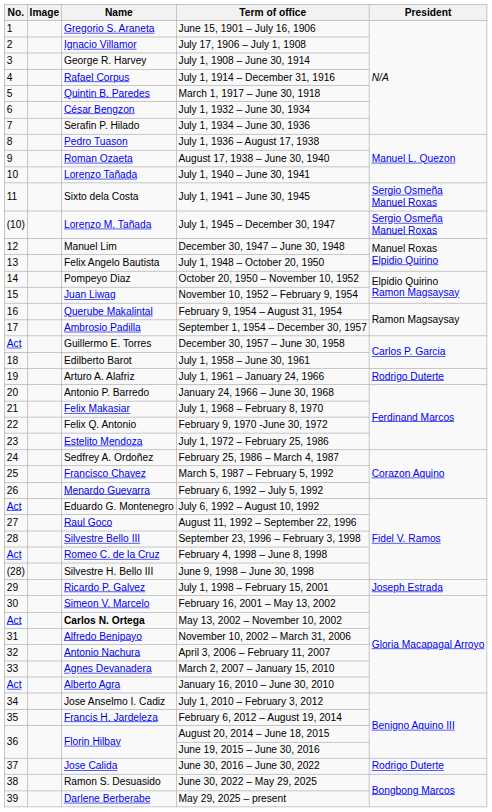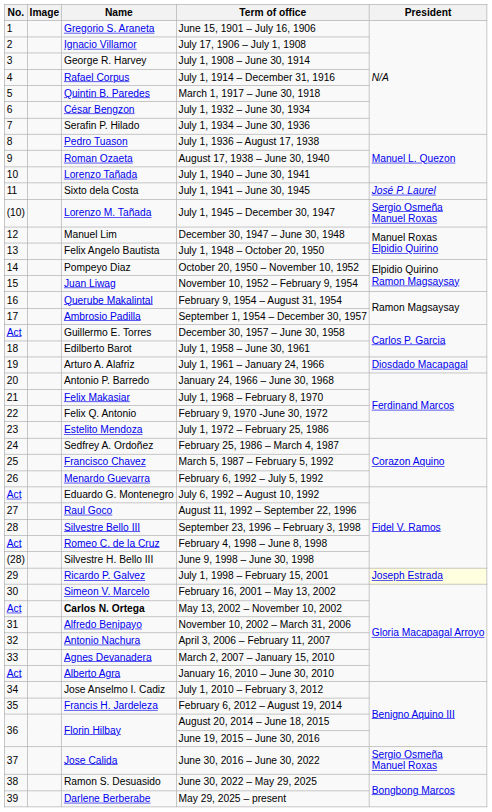(407, 197) Sergio Osmeña Manuel Roxas -> (404, 191) José P. Laurel
(408, 376) Rodrigo Duterte -> (420, 365) Diosdado Macapagal
(407, 587) no background -> (407, 576) lightyellow background
(408, 766) Rodrigo Duterte -> (407, 760) Sergio Osmeña Manuel Roxas
